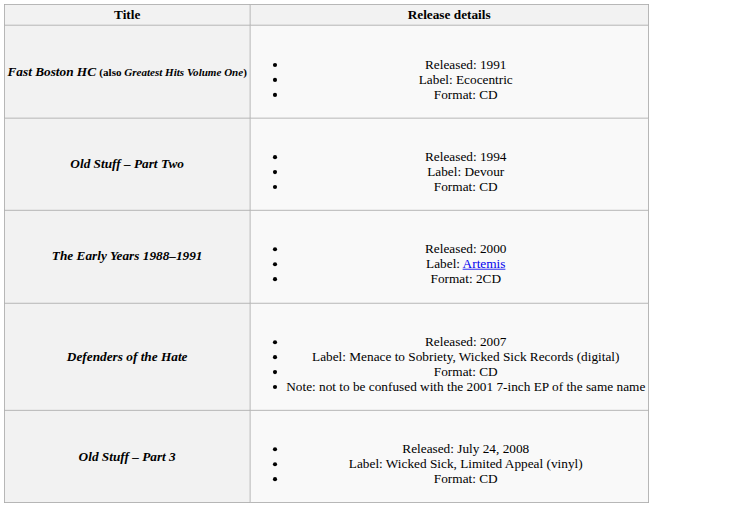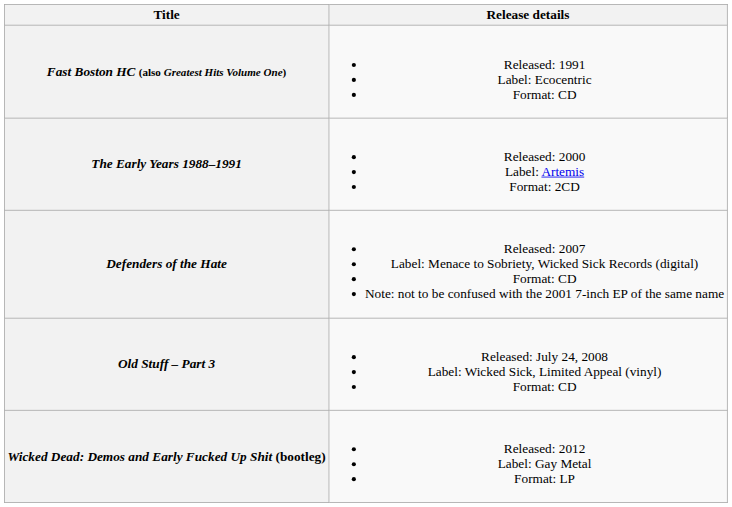- row: (127, 164)
+ row: (167, 456)
